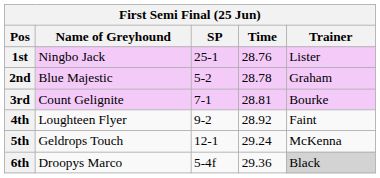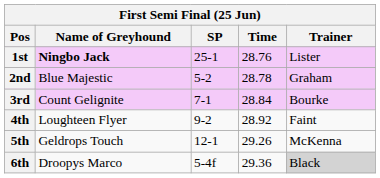(72, 57) normal -> (74, 57) bold
(257, 99) 28.81 -> (257, 99) 28.84
(257, 141) 29.24 -> (257, 141) 29.26
